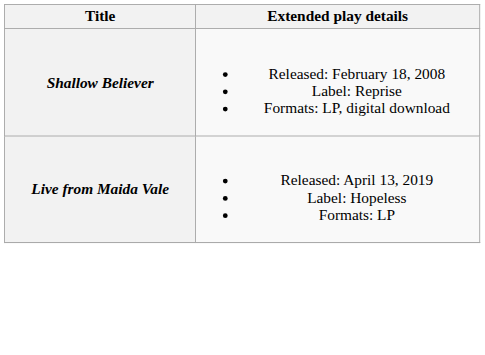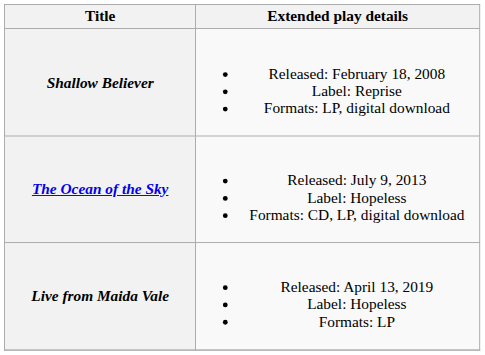+ row: (100, 189)
